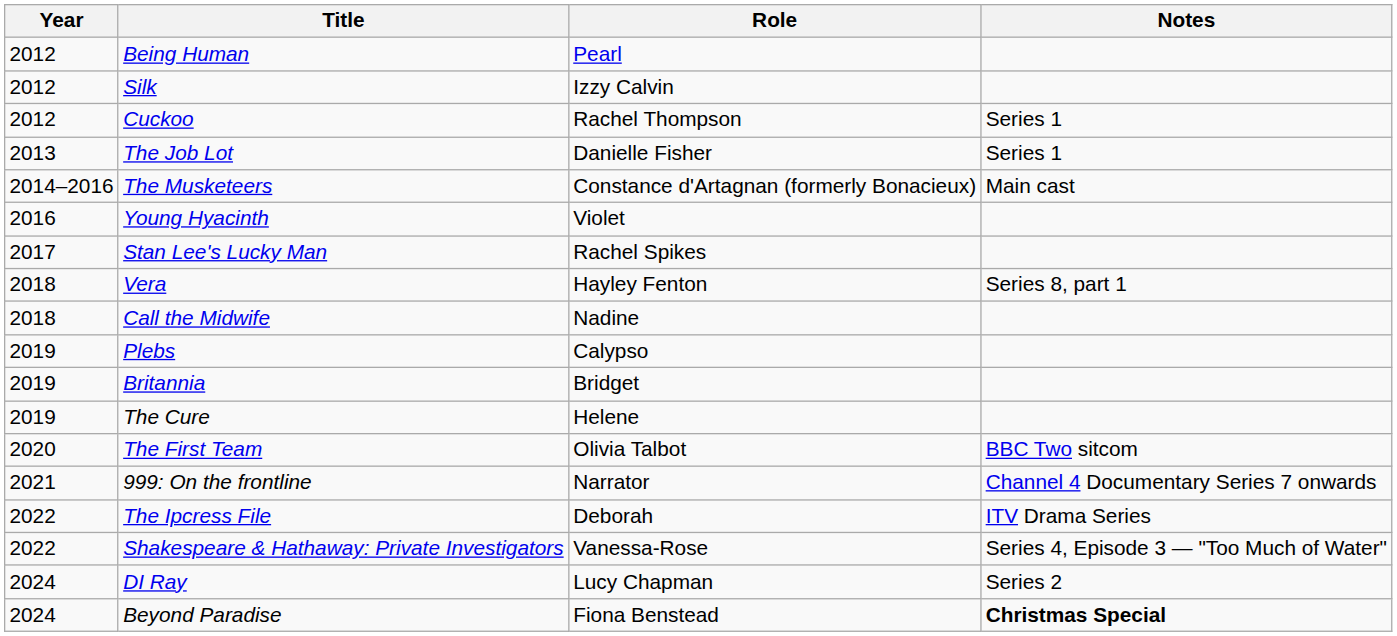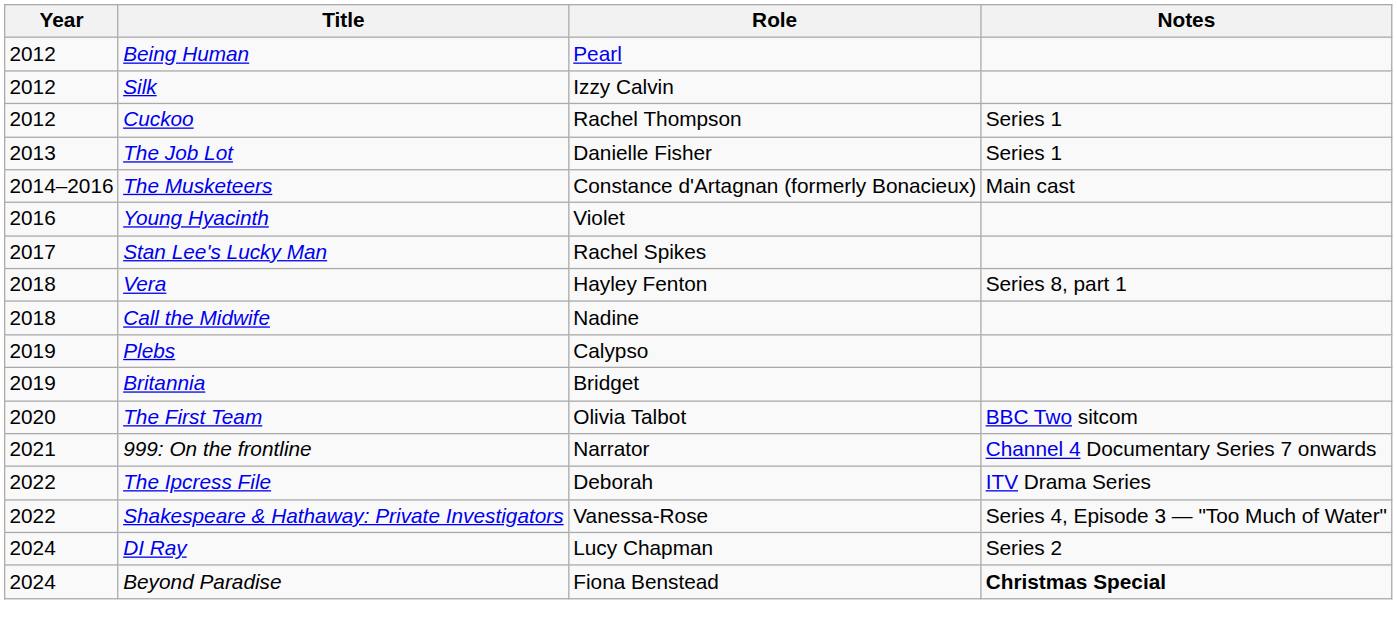- row: (167, 416)
